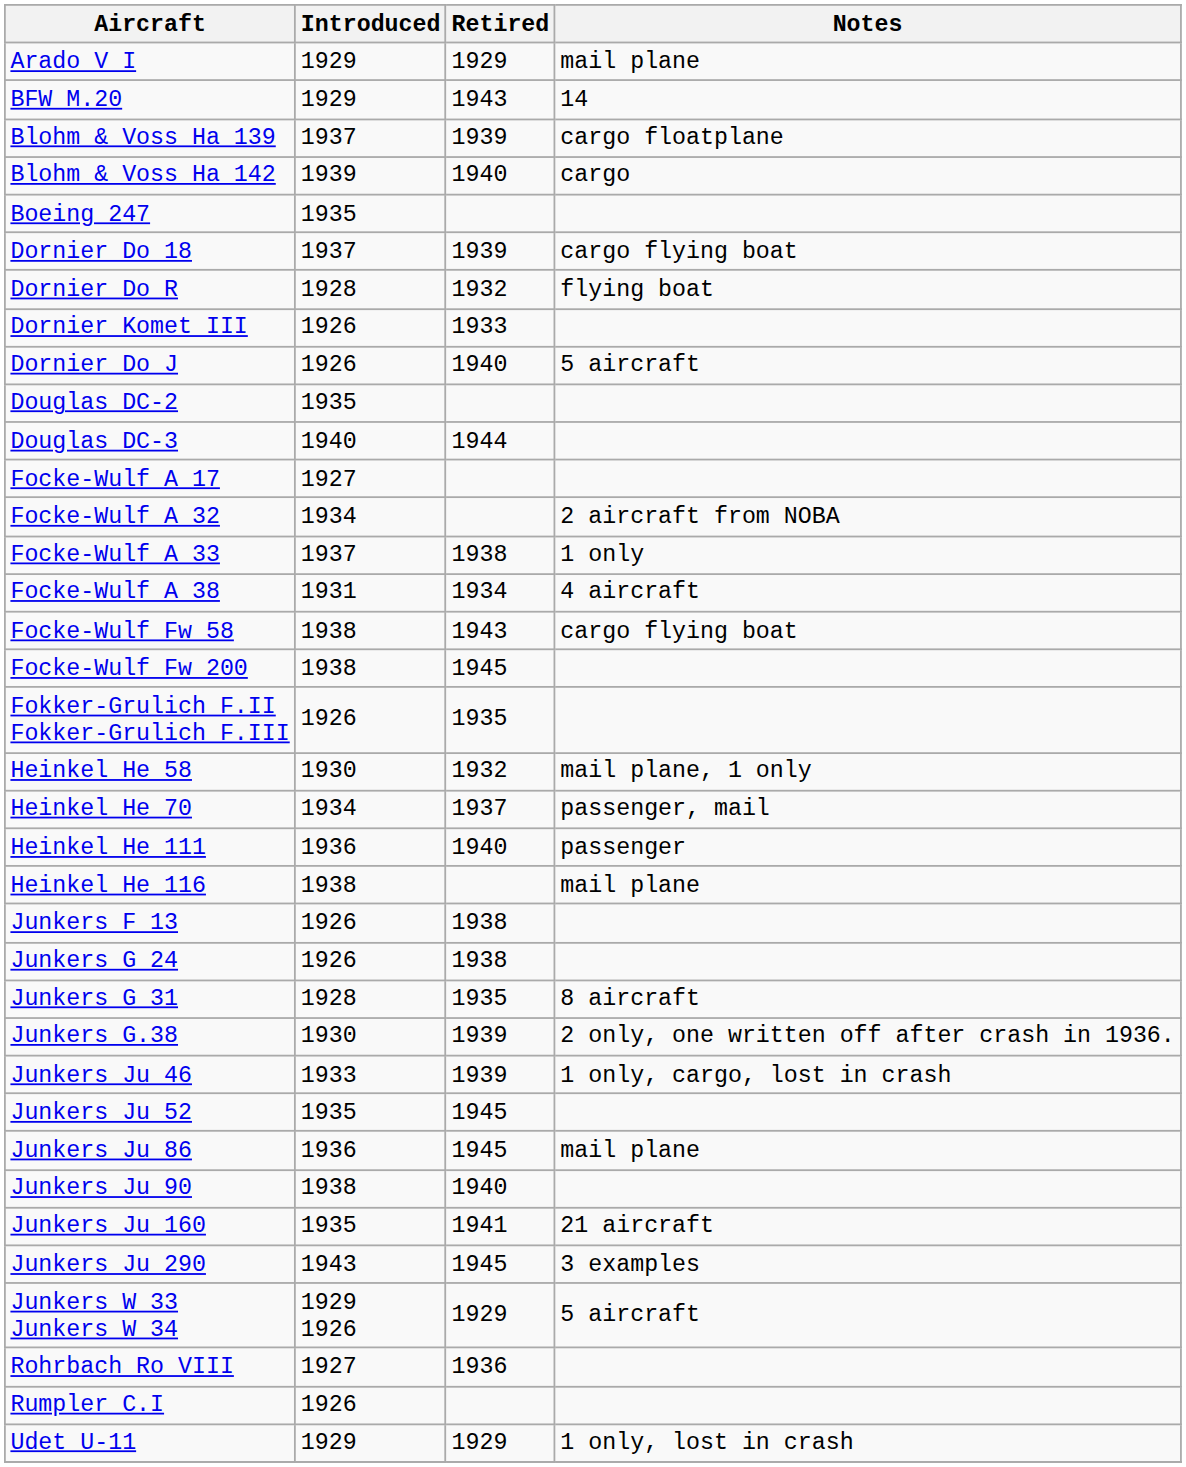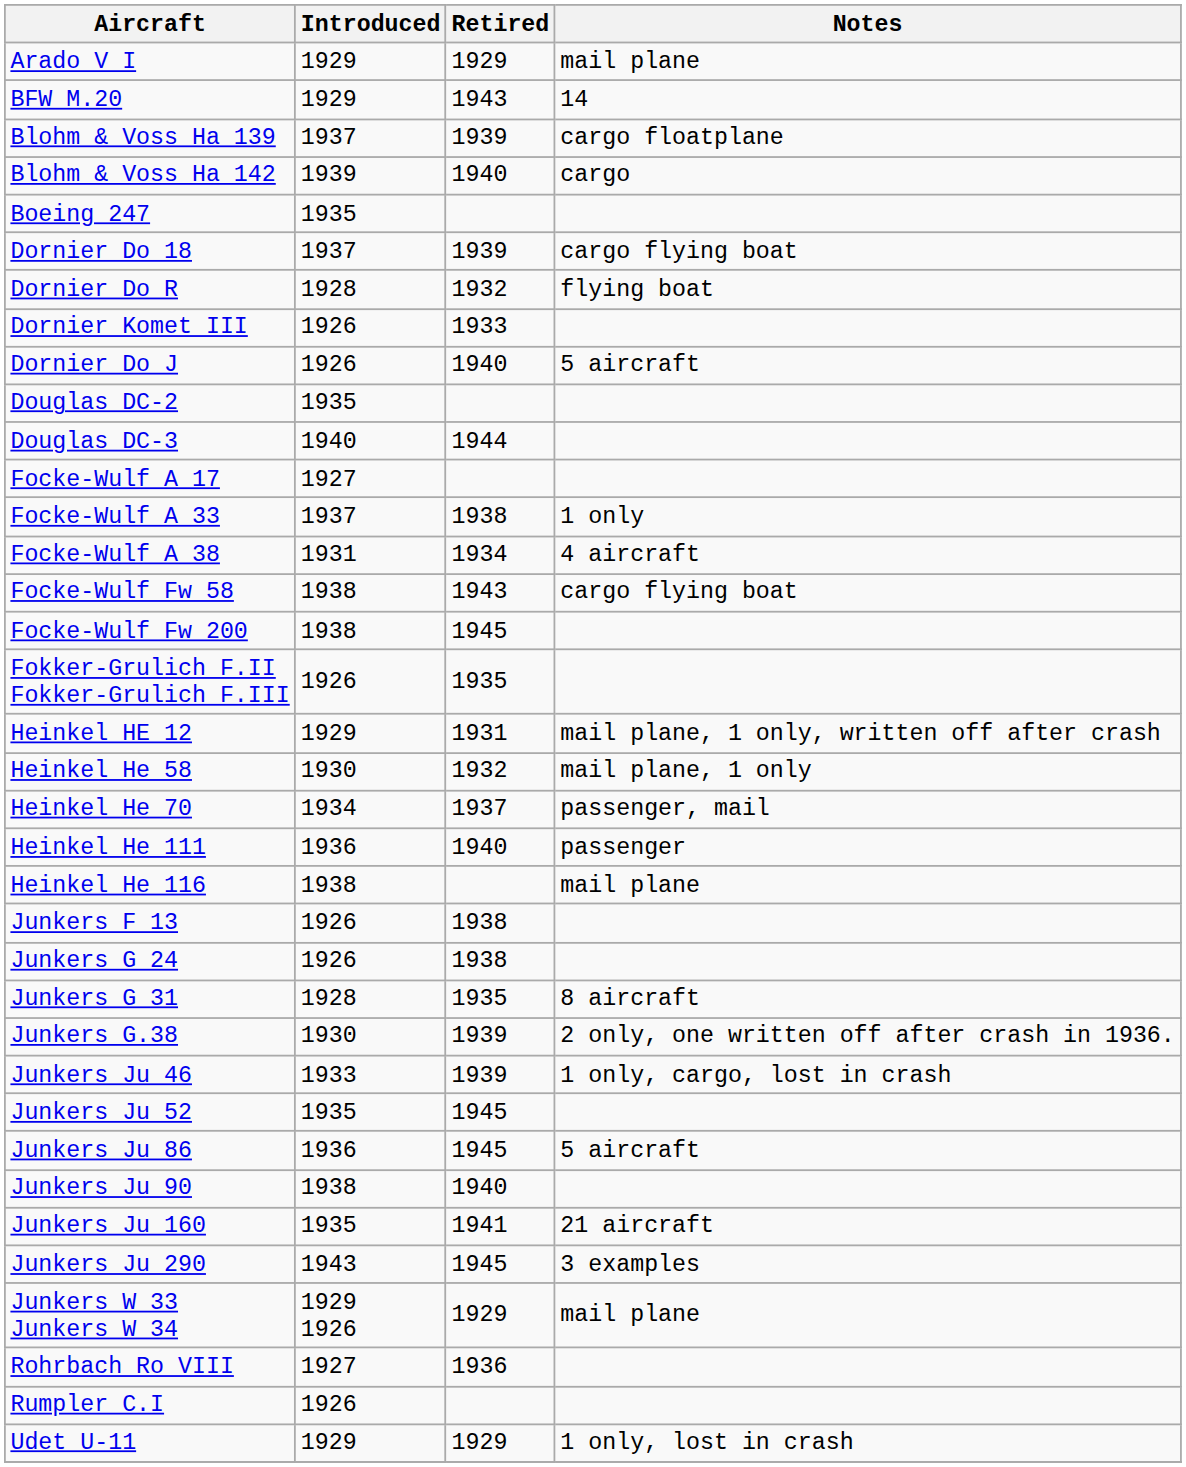- row: (115, 517)
+ row: (101, 733)
(630, 1151) mail plane -> (630, 1151) 5 aircraft
(630, 1316) 5 aircraft -> (630, 1316) mail plane
